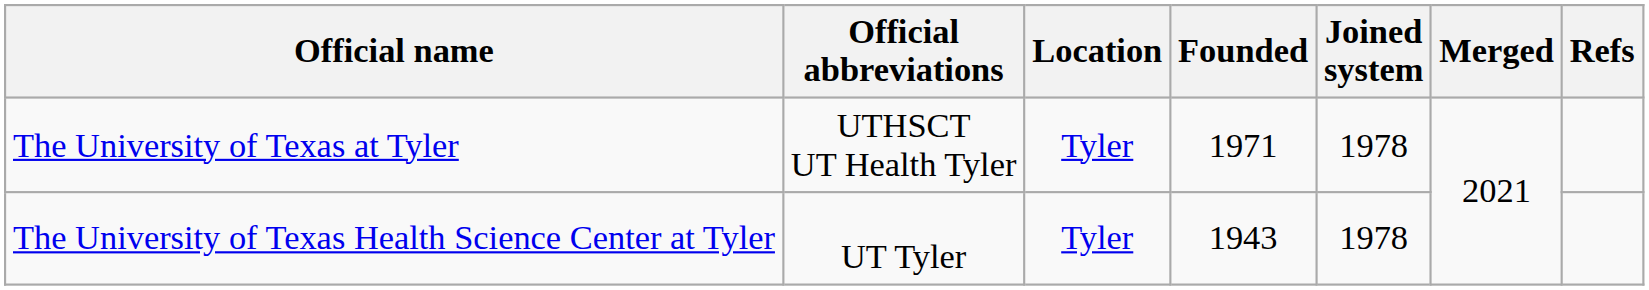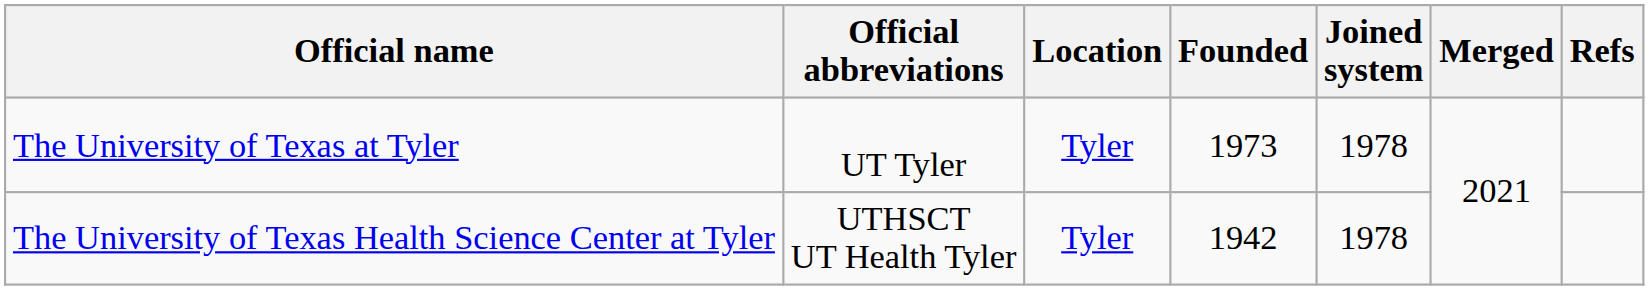(904, 144) UTHSCT UT Health Tyler -> (904, 163) UT Tyler
(1243, 144) 1971 -> (1243, 144) 1973
(904, 256) UT Tyler -> (904, 237) UTHSCT UT Health Tyler
(1243, 237) 1943 -> (1243, 237) 1942
